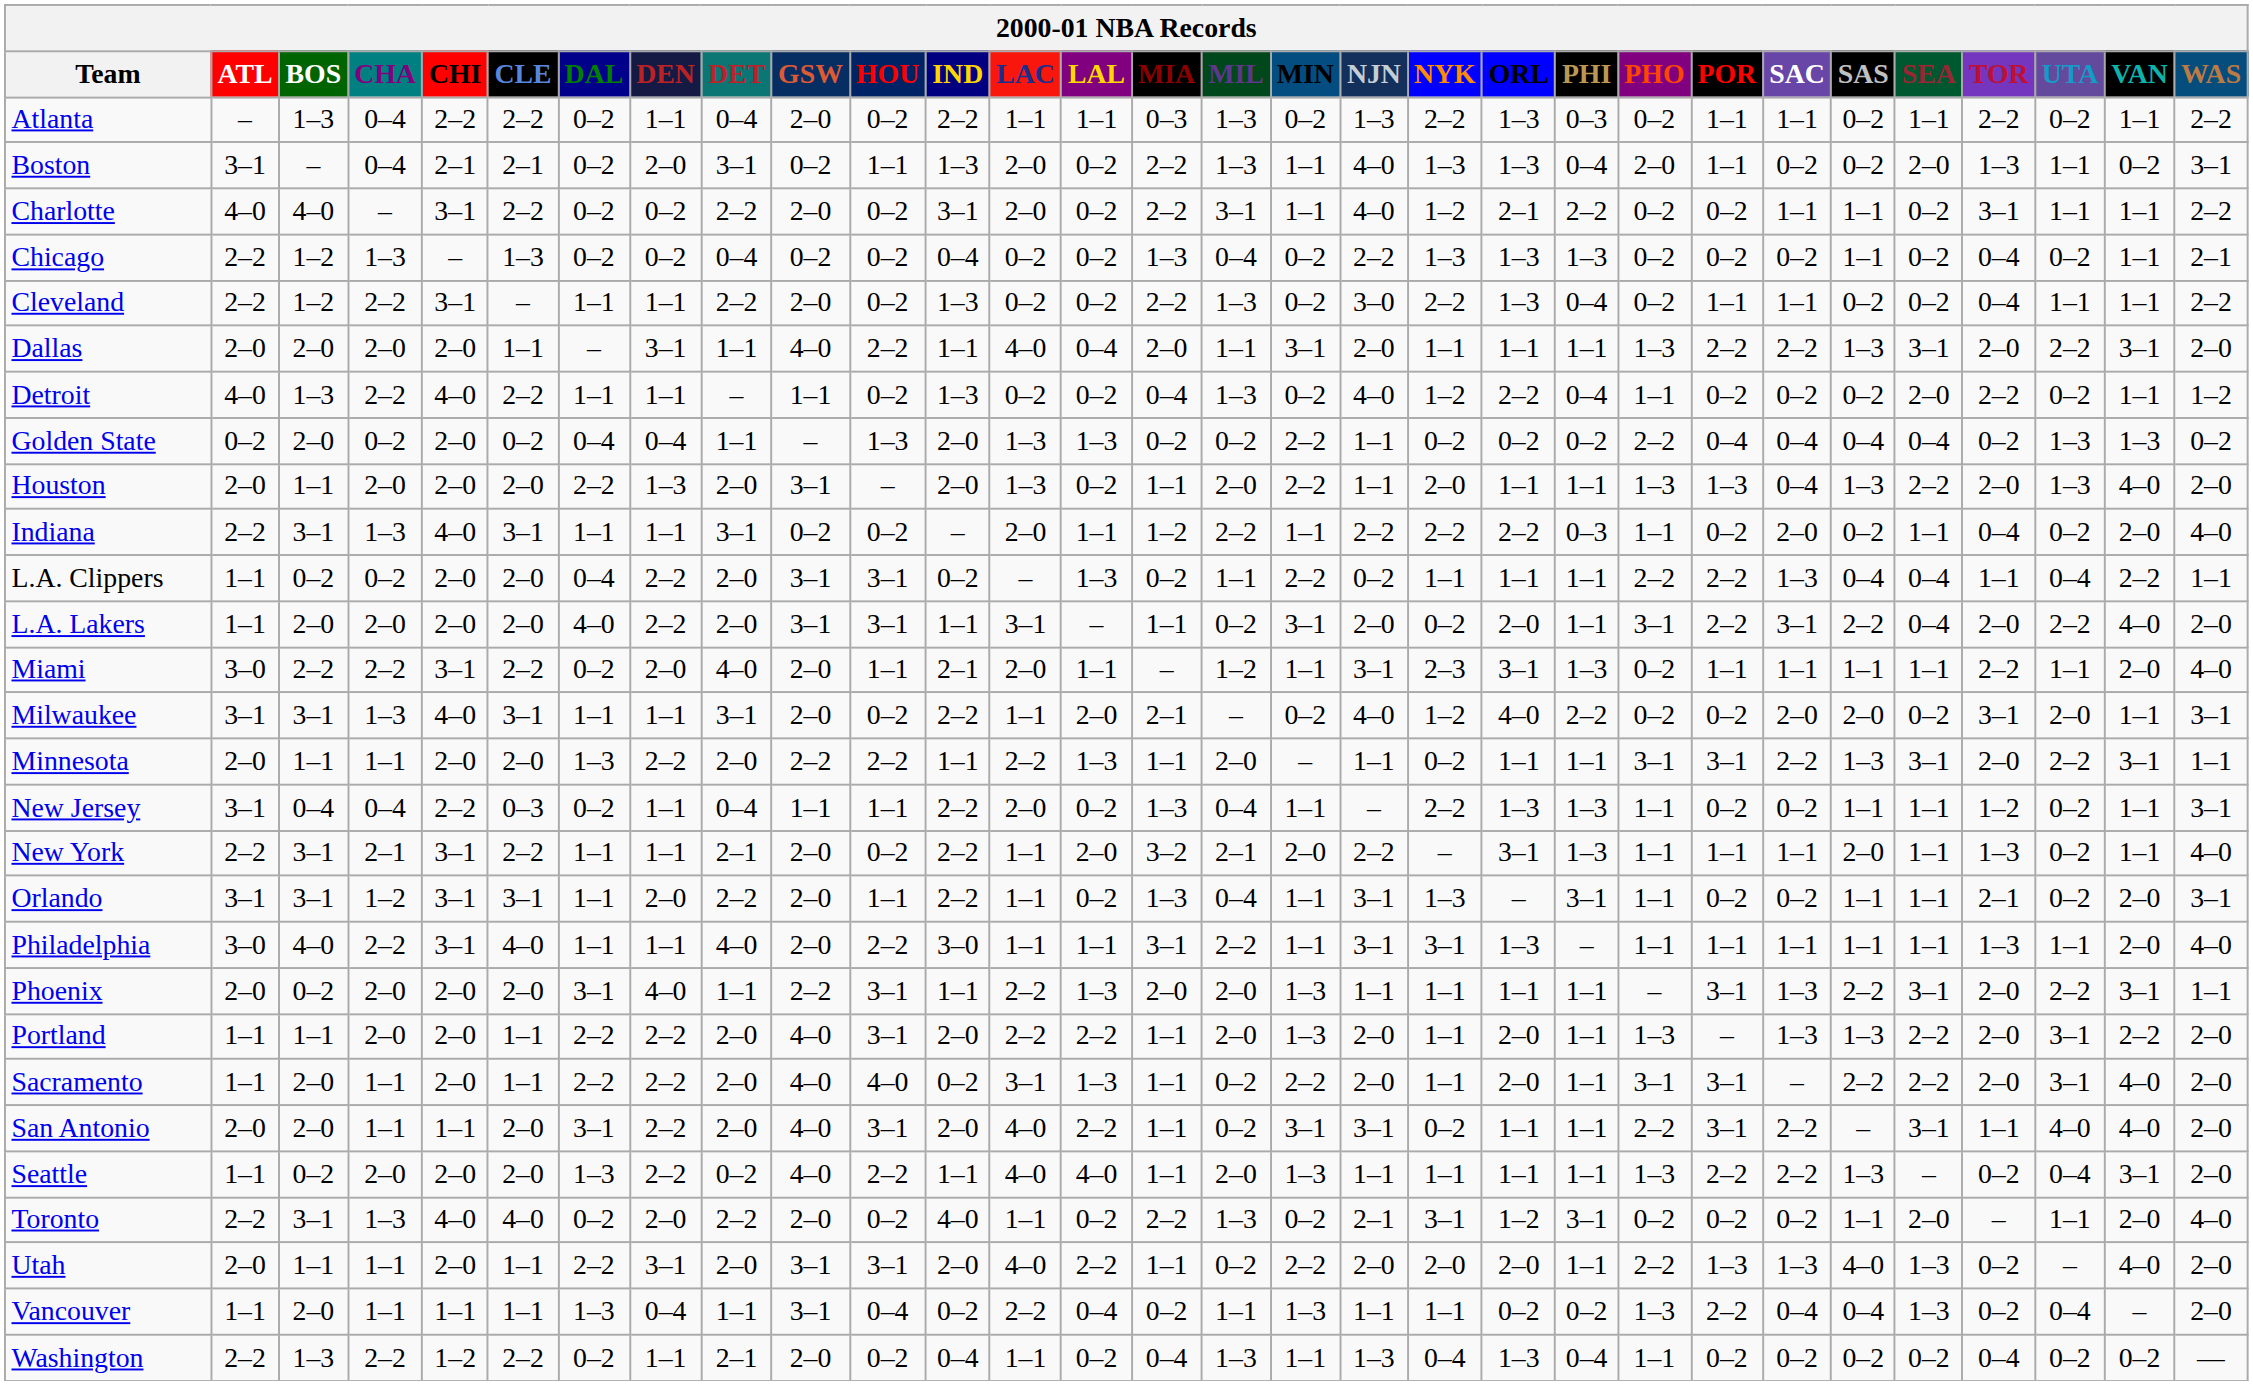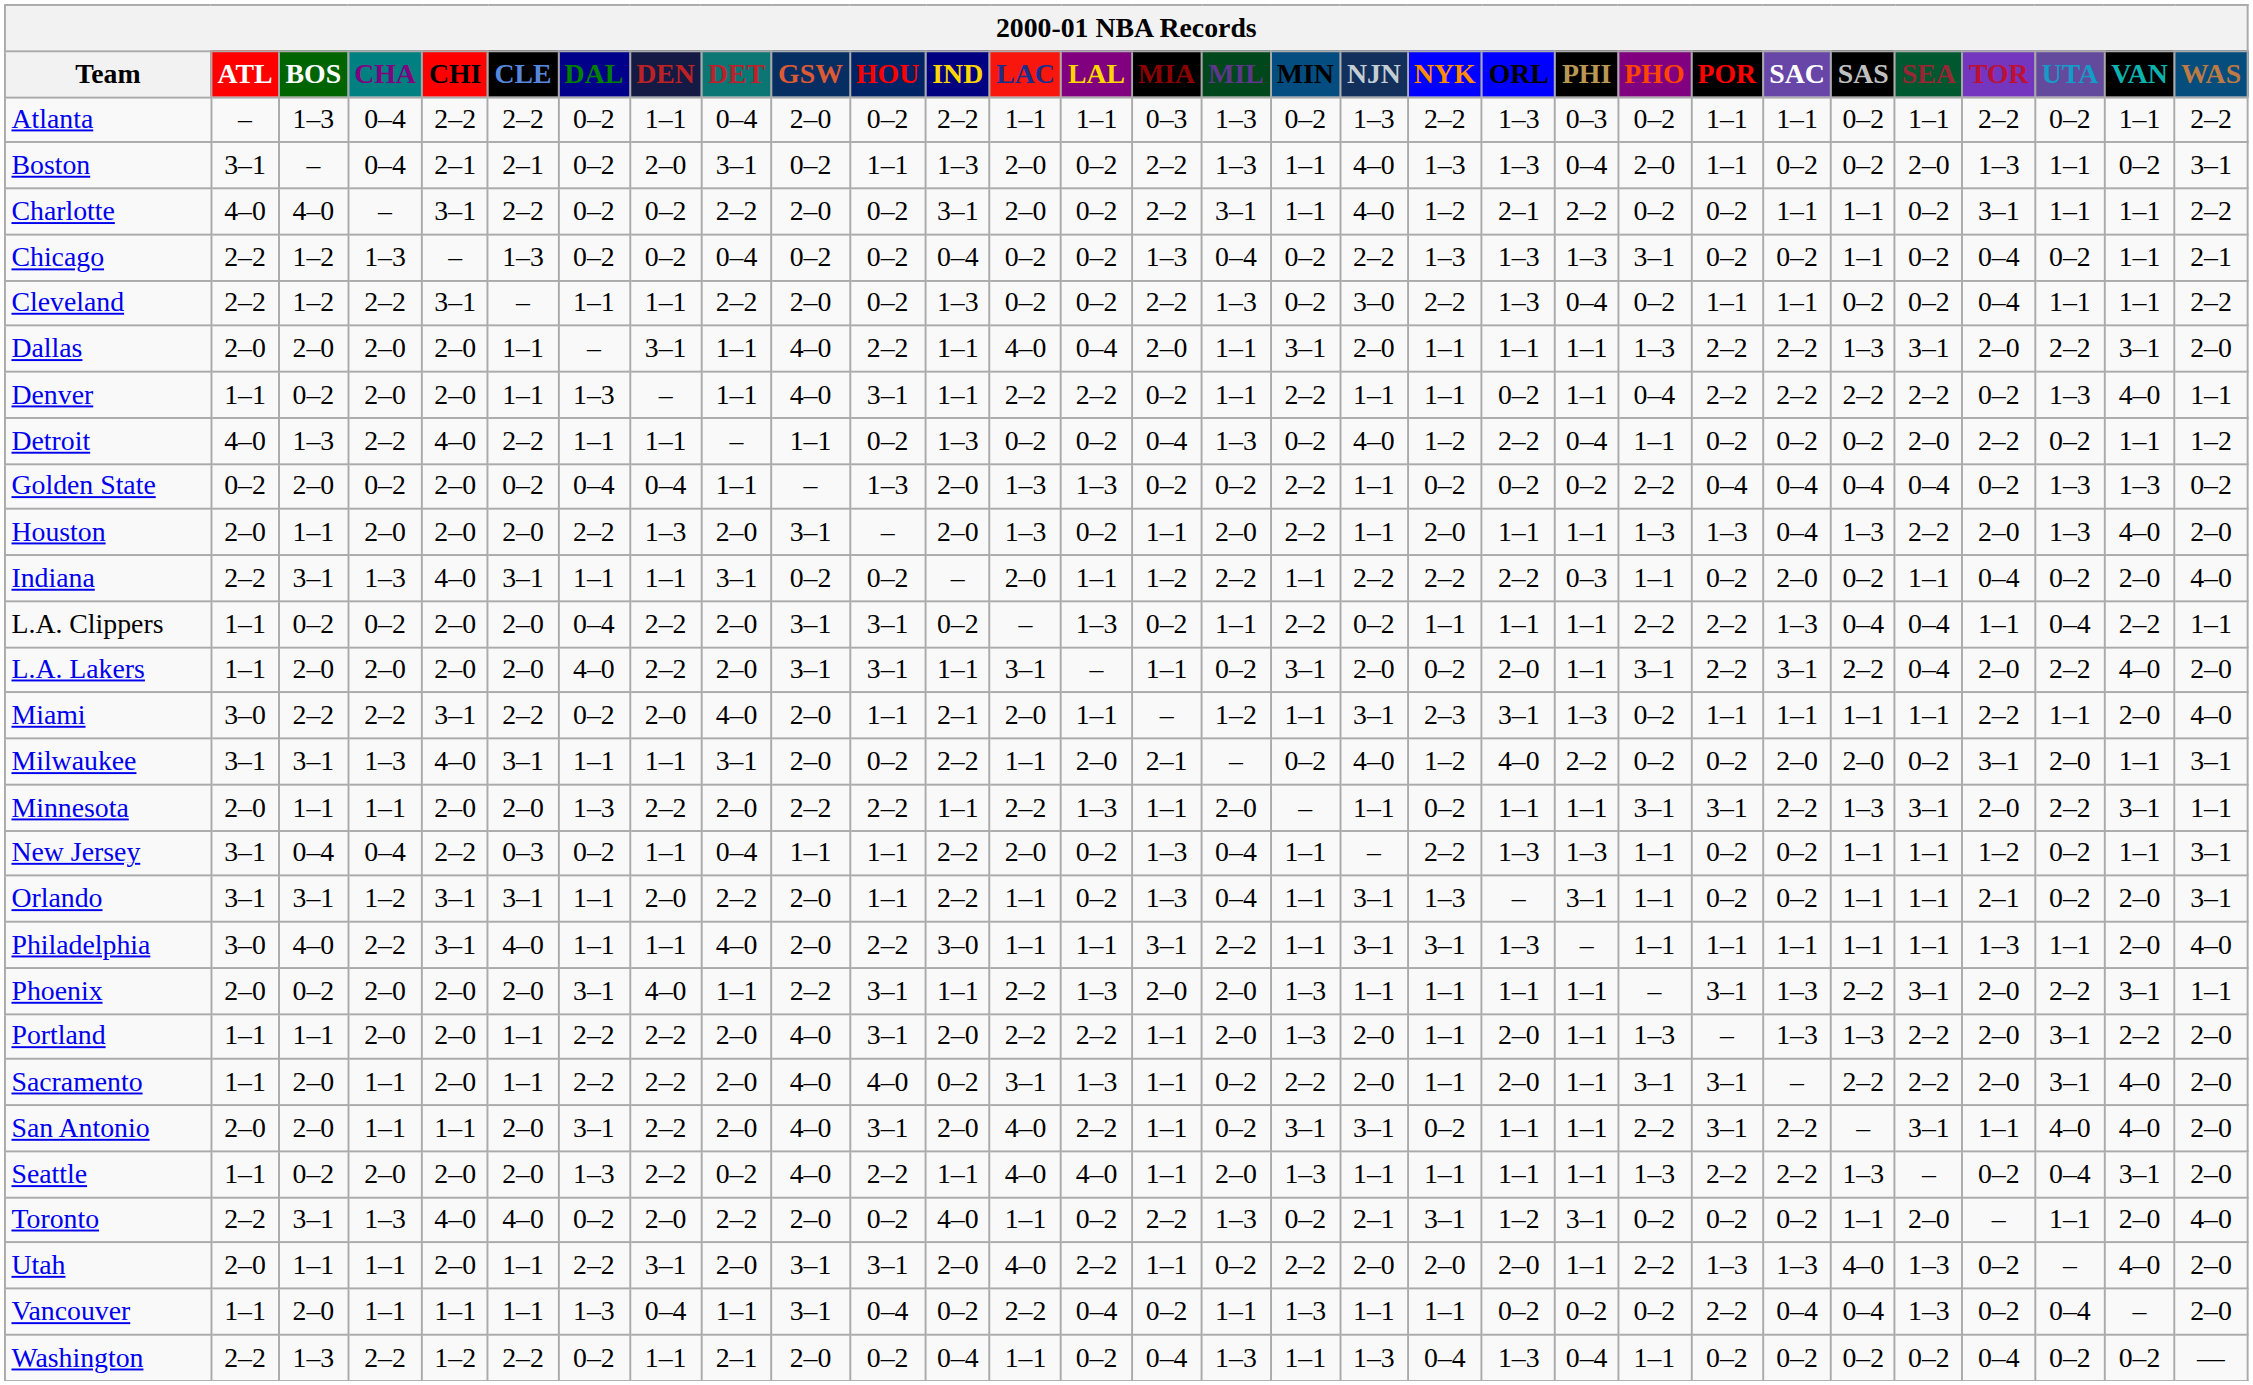(1654, 256) 0–2 -> (1654, 256) 3–1
+ row: (52, 394)
- row: (68, 852)
(1654, 1311) 1–3 -> (1654, 1311) 0–2
